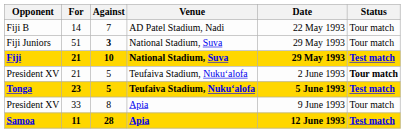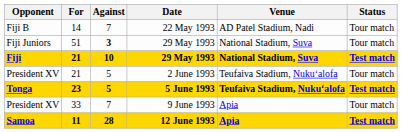columns swapped: (302, 12) <-> (192, 12)
(374, 74) bold -> (372, 74) normal
(109, 105) 8 -> (109, 105) 7
